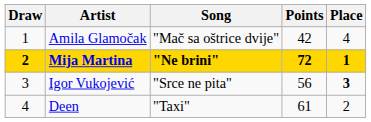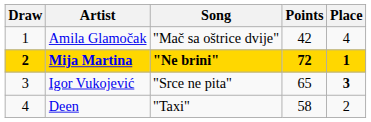(305, 83) 56 -> (305, 83) 65
(305, 106) 61 -> (305, 106) 58
